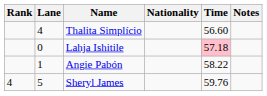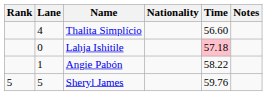(10, 82) 4 -> (10, 82) 5
